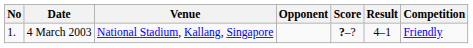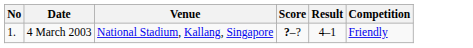- column: (303, 13)
